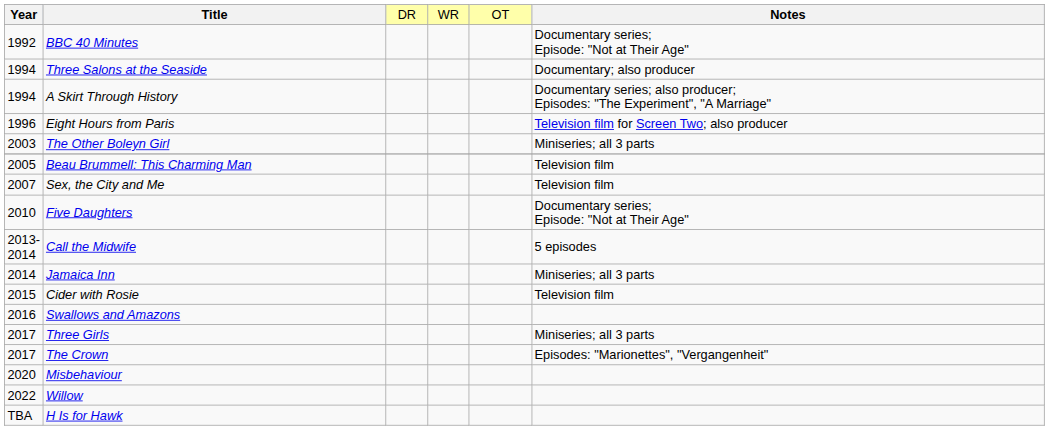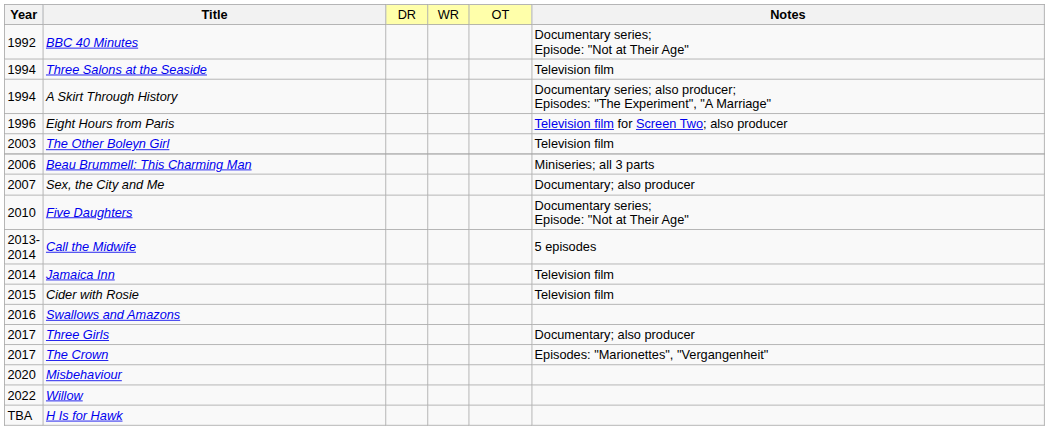(615, 69) Documentary; also producer -> (574, 69) Television film
(594, 144) Miniseries; all 3 parts -> (574, 144) Television film
(22, 165) 2005 -> (22, 165) 2006
(574, 165) Television film -> (594, 165) Miniseries; all 3 parts
(574, 185) Television film -> (615, 185) Documentary; also producer
(594, 274) Miniseries; all 3 parts -> (574, 274) Television film
(594, 335) Miniseries; all 3 parts -> (615, 335) Documentary; also producer
